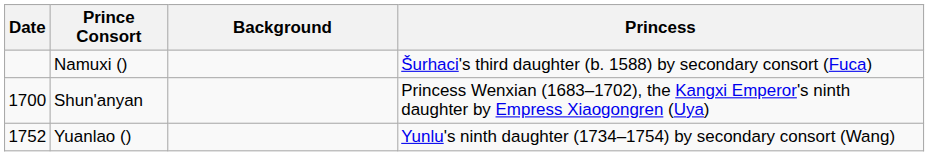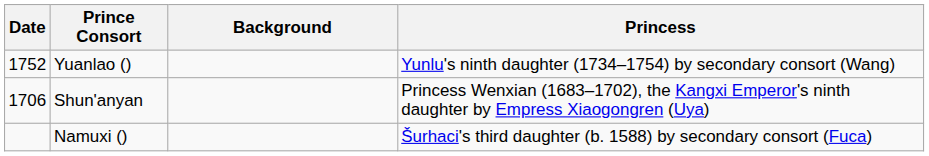rows swapped: (91, 63) <-> (93, 136)
(27, 100) 1700 -> (27, 100) 1706
